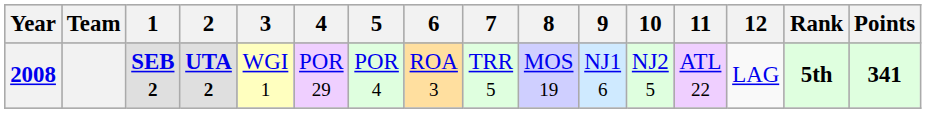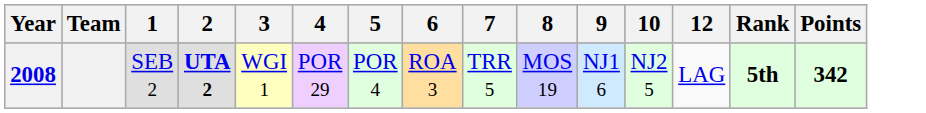- column: (700, 23)
(153, 75) bold -> (152, 75) normal
(885, 75) 341 -> (831, 75) 342
